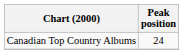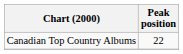(159, 40) 24 -> (159, 40) 22
